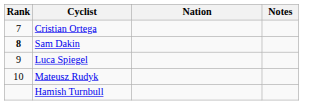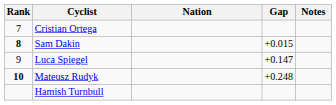+ column: (279, 12)
(18, 76) normal -> (18, 76) bold
